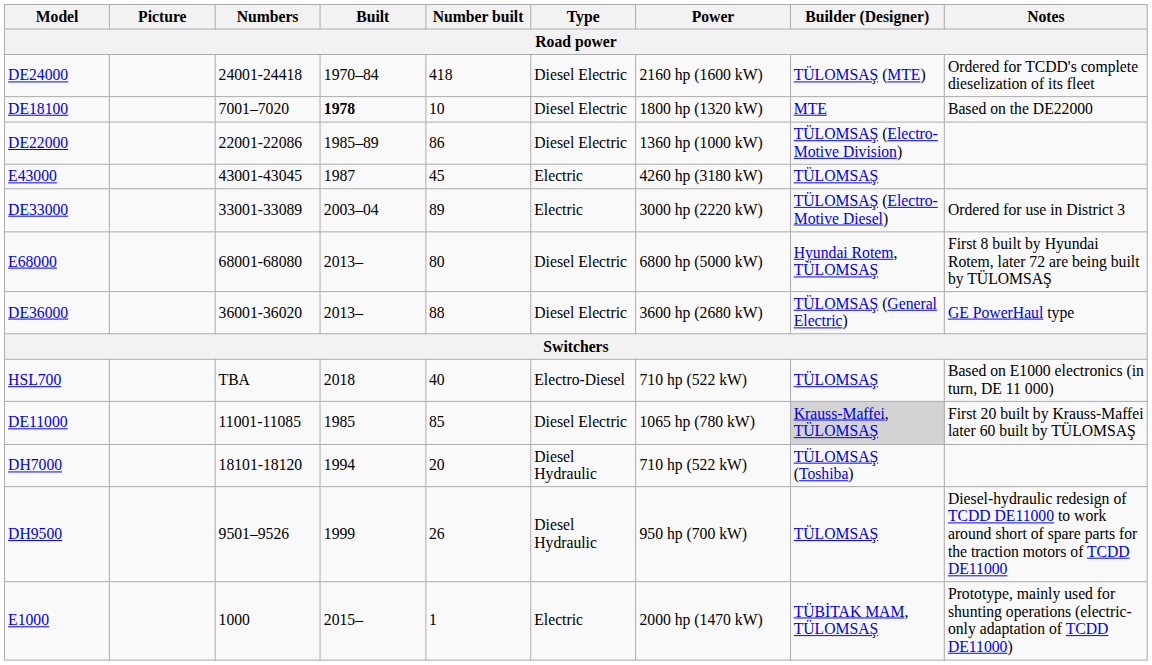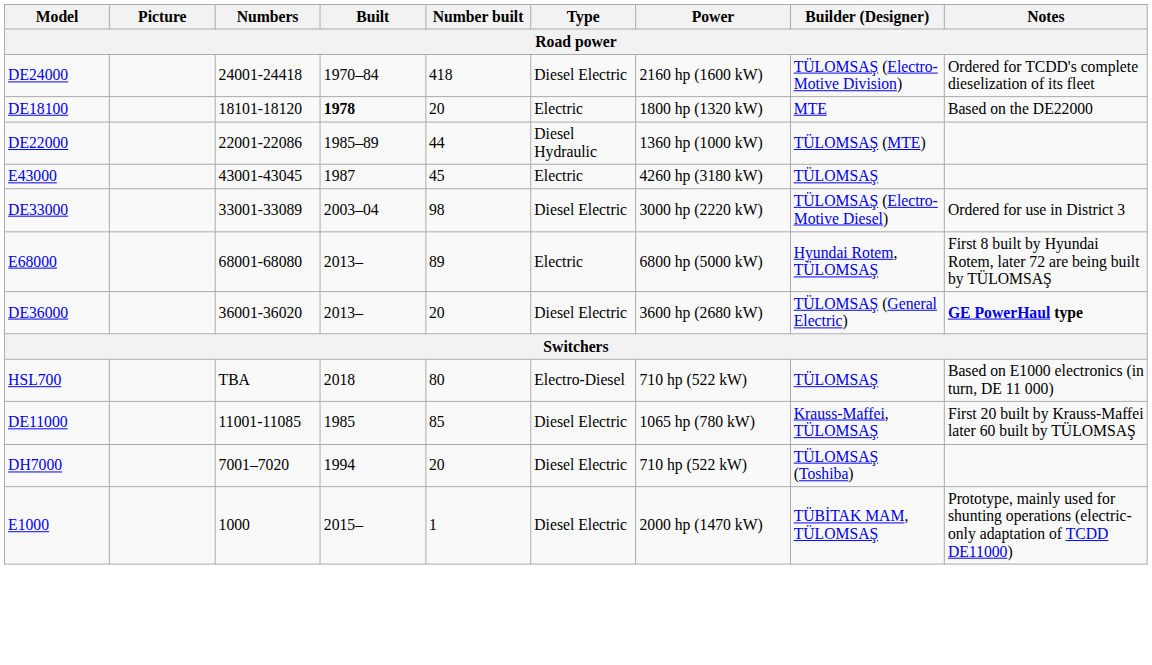(860, 75) TÜLOMSAŞ (MTE) -> (866, 75) TÜLOMSAŞ (Electro-Motive Division)
(254, 109) 7001–7020 -> (260, 109) 18101-18120
(437, 109) 10 -> (437, 109) 20
(581, 109) Diesel Electric -> (559, 109) Electric
(437, 142) 86 -> (437, 142) 44
(581, 142) Diesel Electric -> (566, 142) Diesel Hydraulic
(866, 142) TÜLOMSAŞ (Electro-Motive Division) -> (860, 142) TÜLOMSAŞ (MTE)
(437, 210) 89 -> (437, 210) 98
(559, 210) Electric -> (581, 210) Diesel Electric
(437, 261) 80 -> (437, 261) 89
(581, 261) Diesel Electric -> (559, 261) Electric
(437, 312) 88 -> (437, 312) 20
(1011, 312) normal -> (1015, 312) bold
(437, 380) 40 -> (437, 380) 80
(841, 422) lightgrey background -> (841, 422) no background
(260, 465) 18101-18120 -> (254, 465) 7001–7020
(566, 465) Diesel Hydraulic -> (581, 465) Diesel Electric
- row: (35, 534)
(559, 620) Electric -> (581, 525) Diesel Electric
